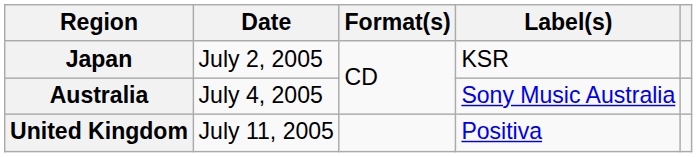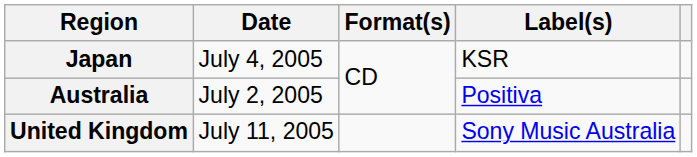(261, 59) July 2, 2005 -> (261, 59) July 4, 2005
(261, 95) July 4, 2005 -> (261, 95) July 2, 2005
(568, 95) Sony Music Australia -> (502, 95) Positiva
(502, 132) Positiva -> (568, 132) Sony Music Australia
